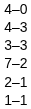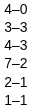rows swapped: (16, 45) <-> (16, 27)
